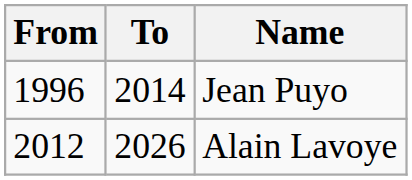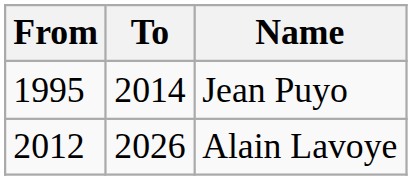(49, 89) 1996 -> (49, 89) 1995
